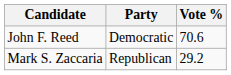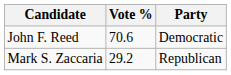columns swapped: (141, 15) <-> (201, 15)
